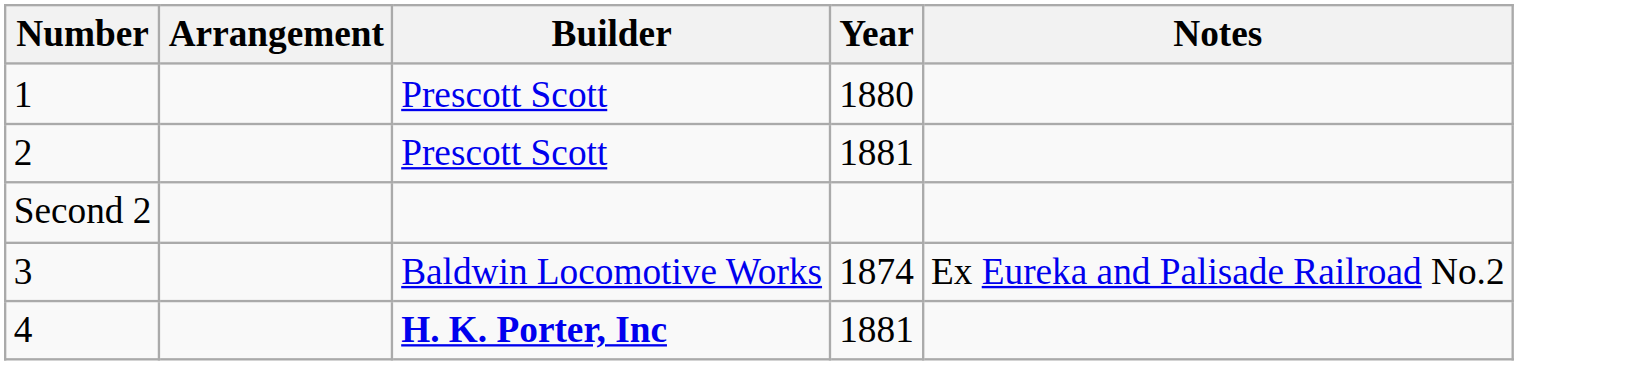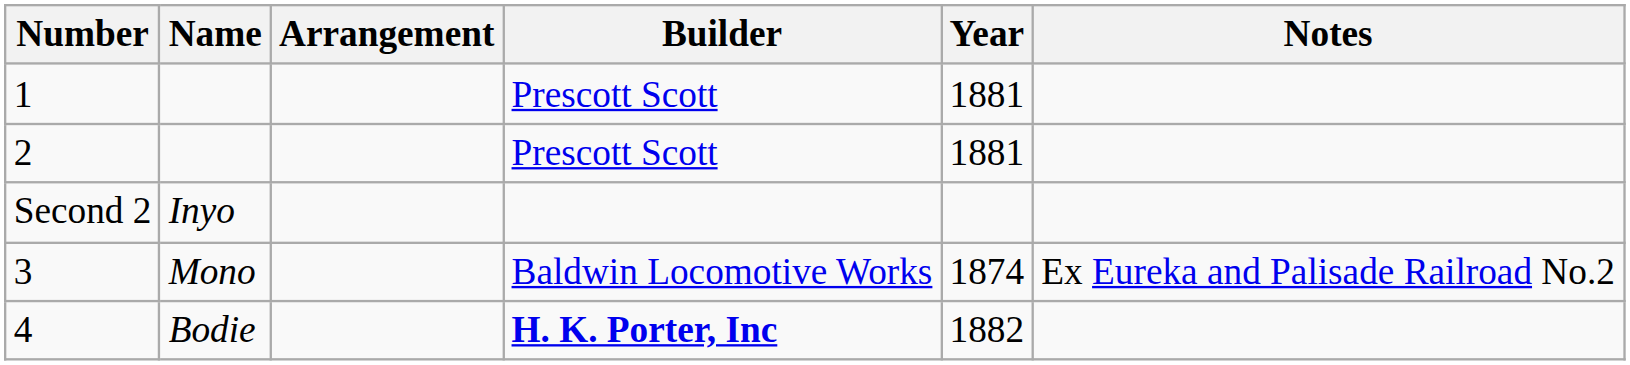+ column: (215, 34)
(877, 93) 1880 -> (987, 93) 1881
(877, 329) 1881 -> (987, 329) 1882
